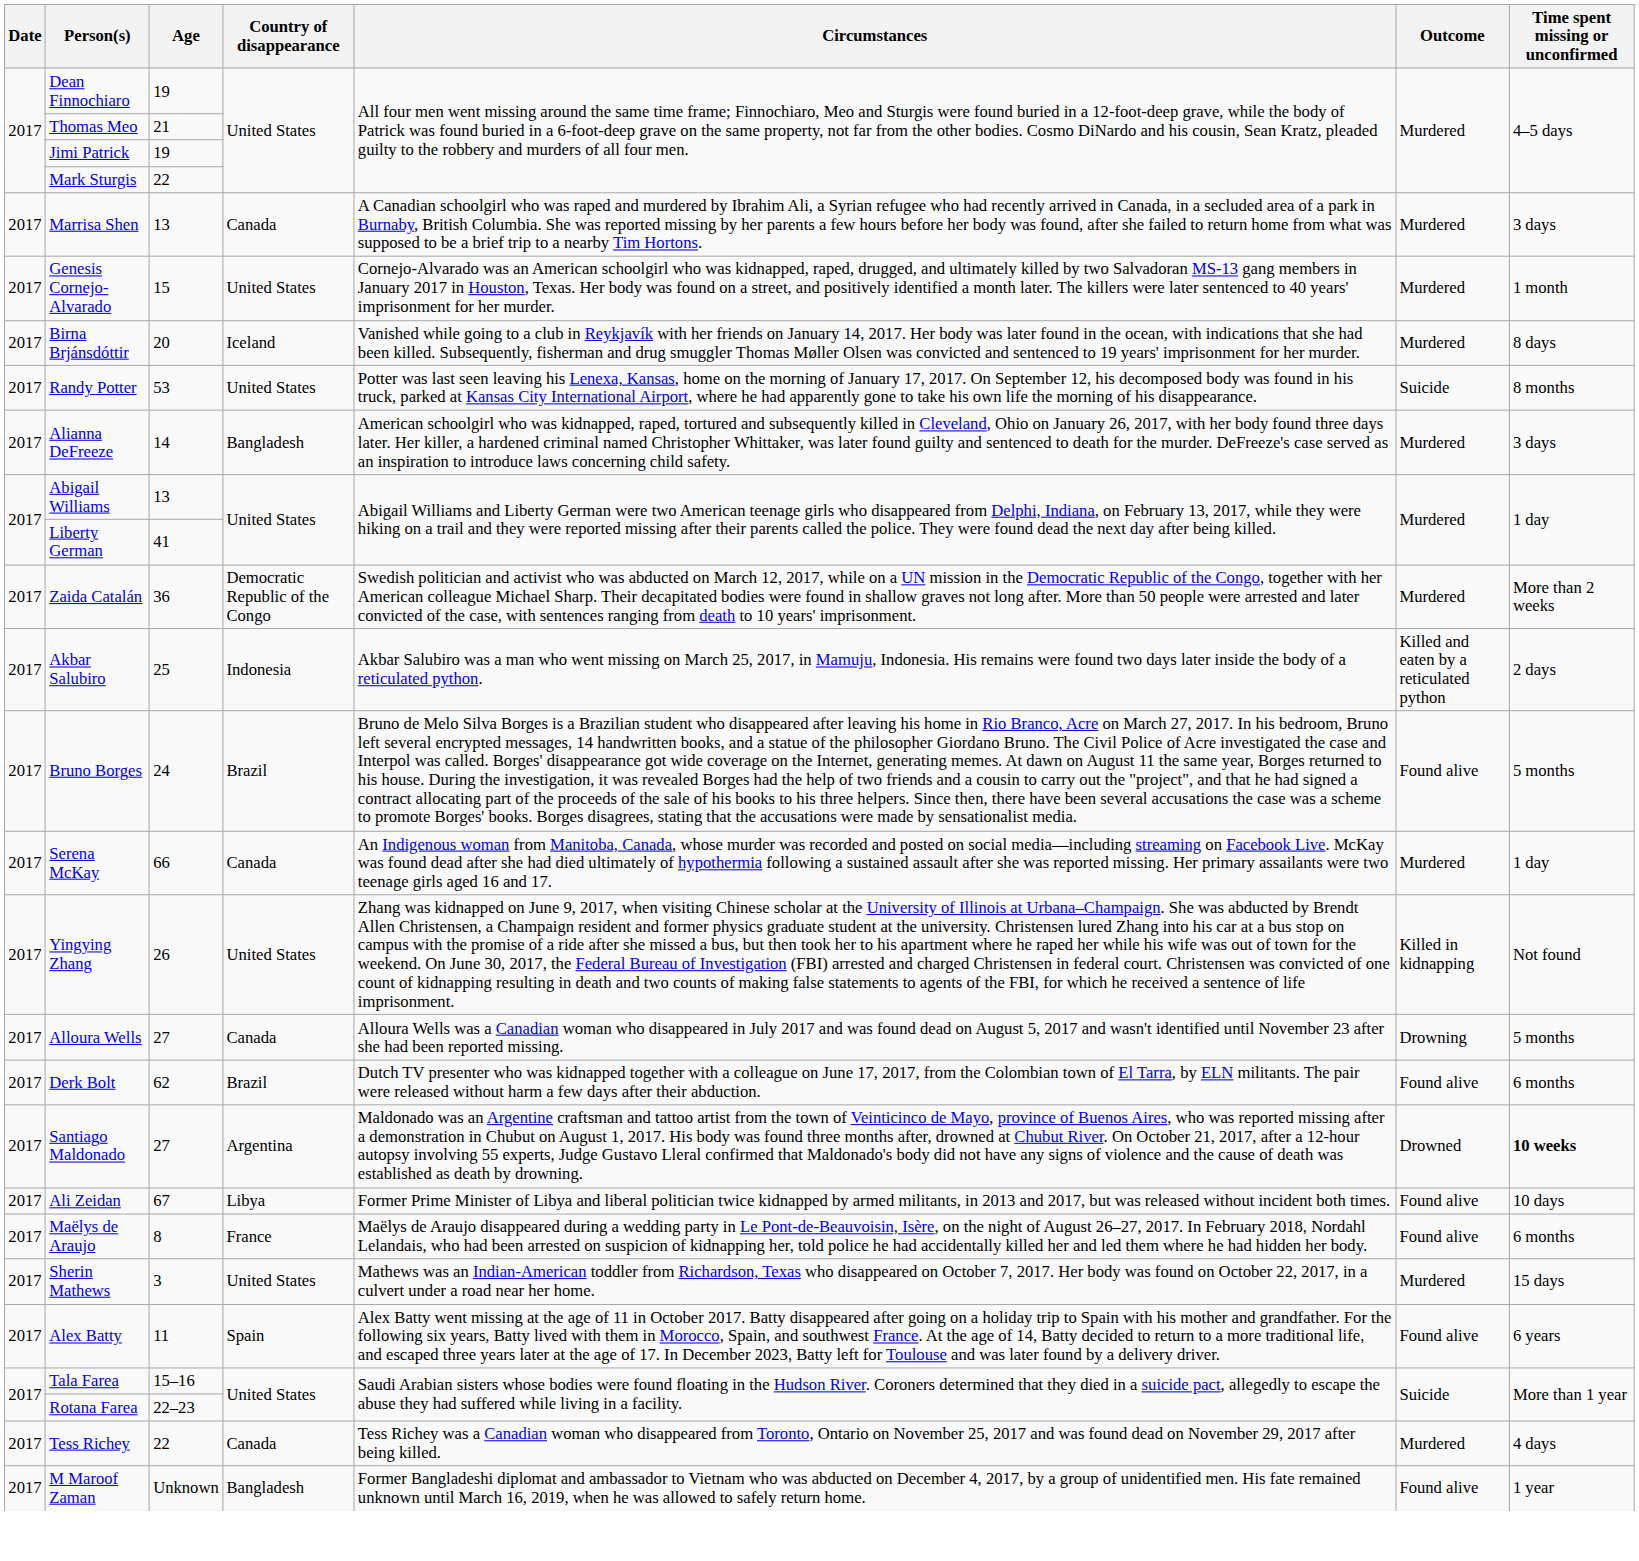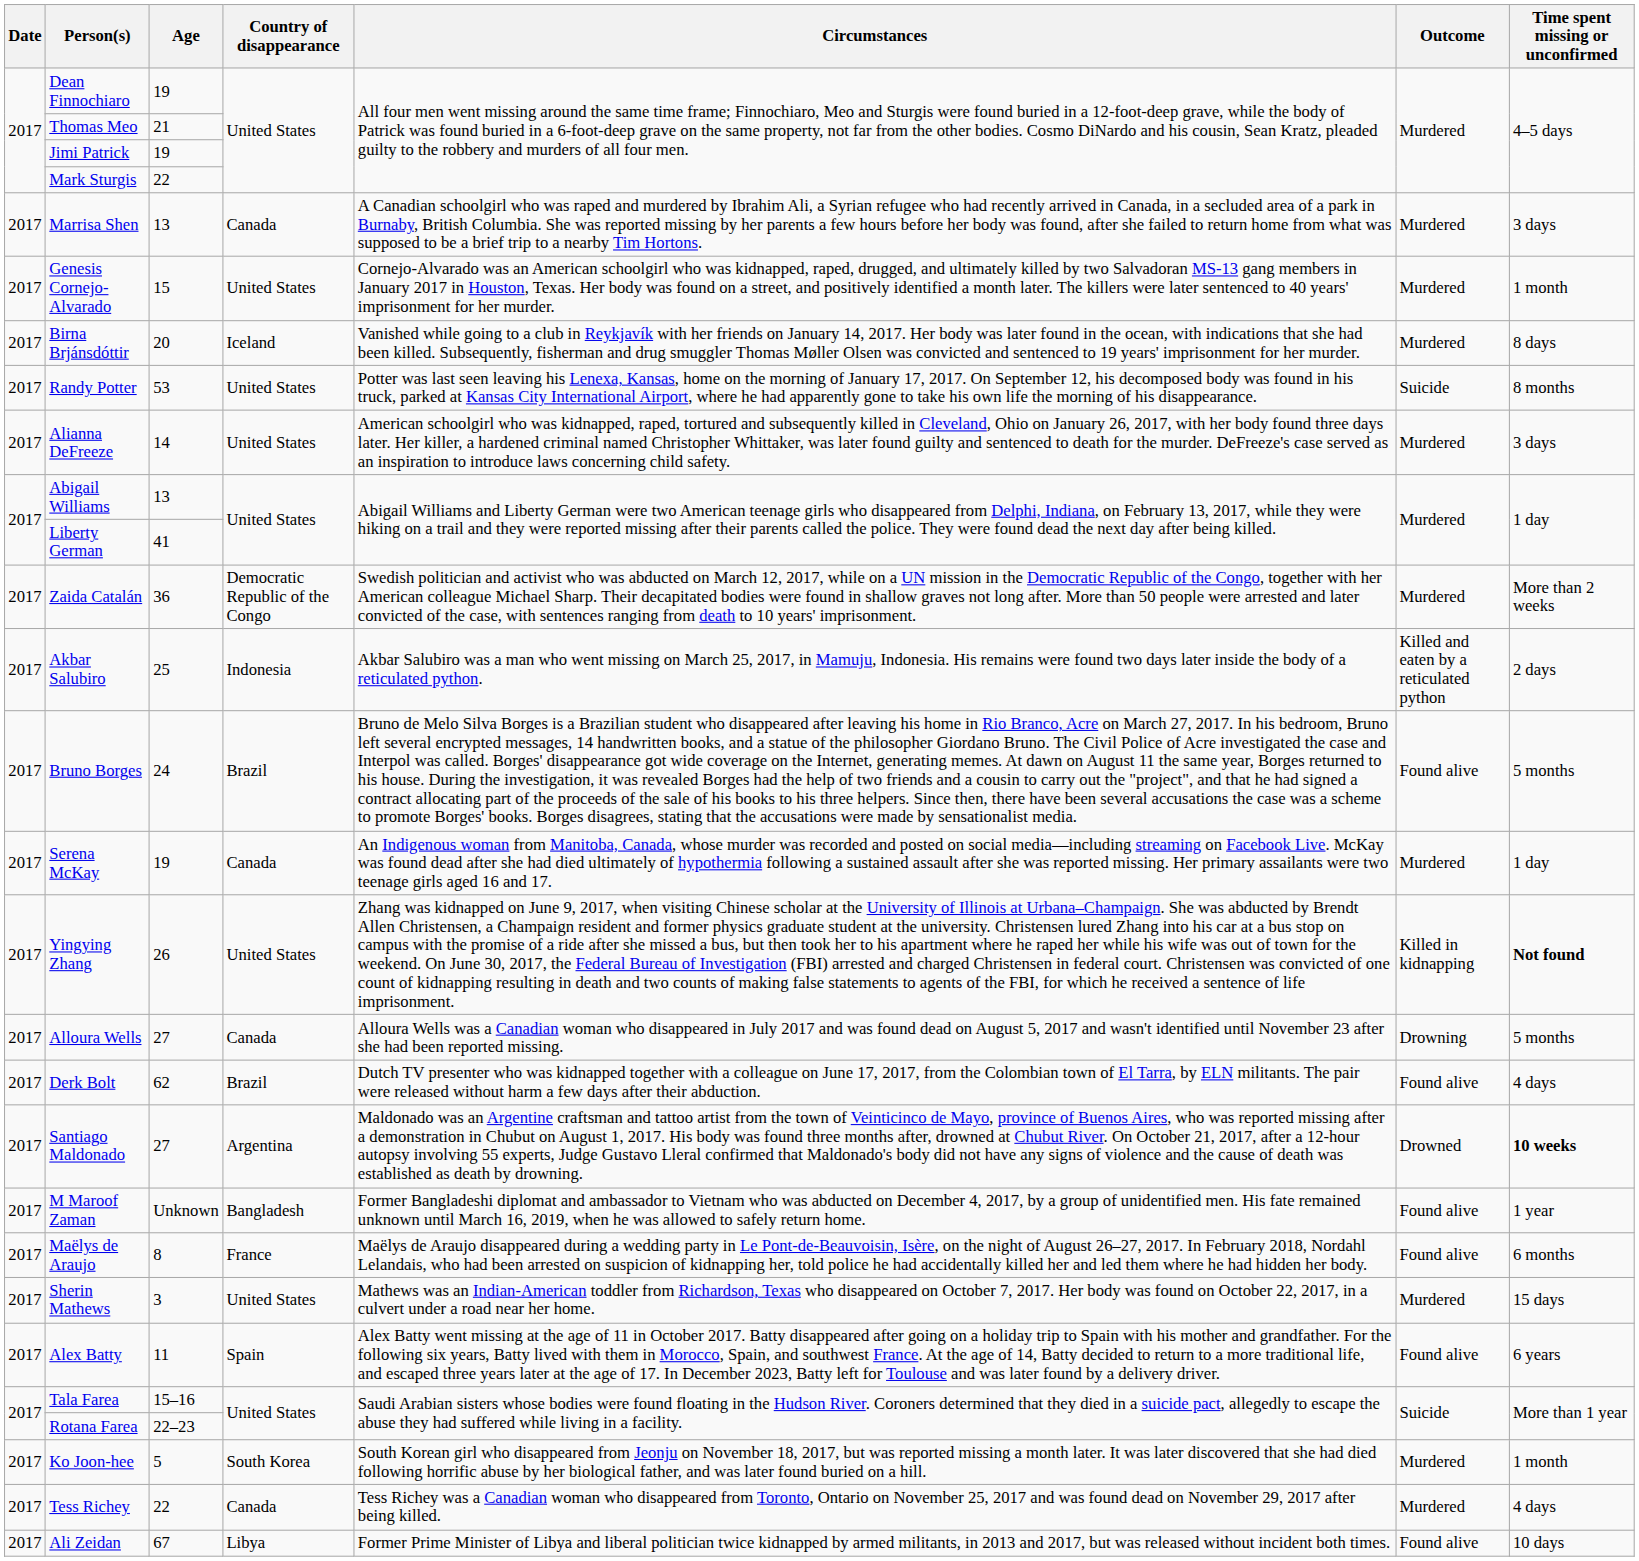(265, 442) Bangladesh -> (271, 442) United States
(161, 862) 66 -> (161, 862) 19
(1547, 954) normal -> (1549, 954) bold
(1544, 1082) 6 months -> (1534, 1082) 4 days
rows swapped: (85, 1200) <-> (84, 1488)
+ row: (92, 1461)
